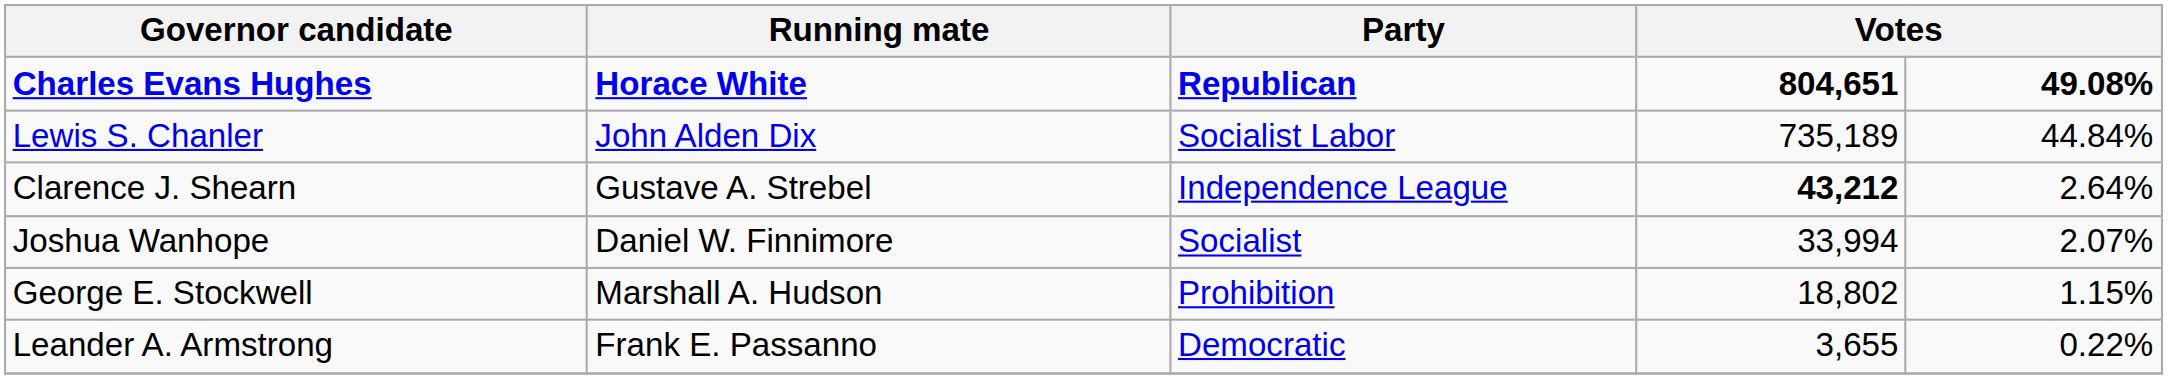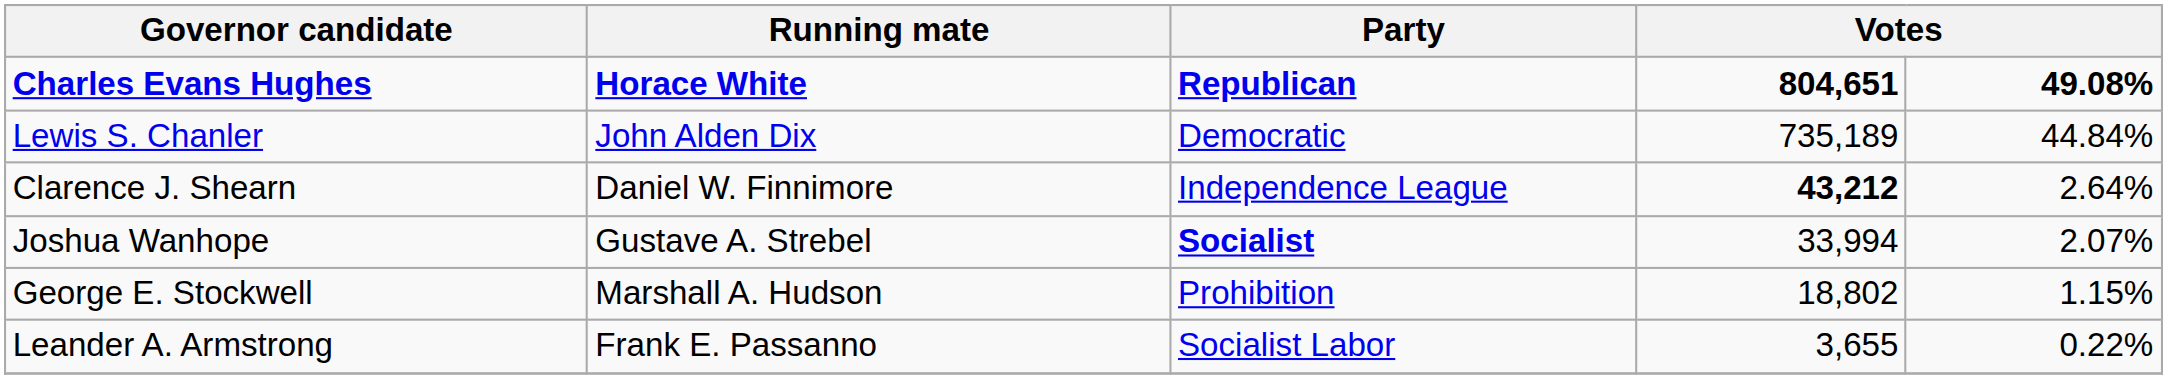(1287, 135) Socialist Labor -> (1262, 135) Democratic
(733, 188) Gustave A. Strebel -> (744, 188) Daniel W. Finnimore
(744, 240) Daniel W. Finnimore -> (733, 240) Gustave A. Strebel
(1240, 240) normal -> (1246, 240) bold
(1262, 345) Democratic -> (1287, 345) Socialist Labor
